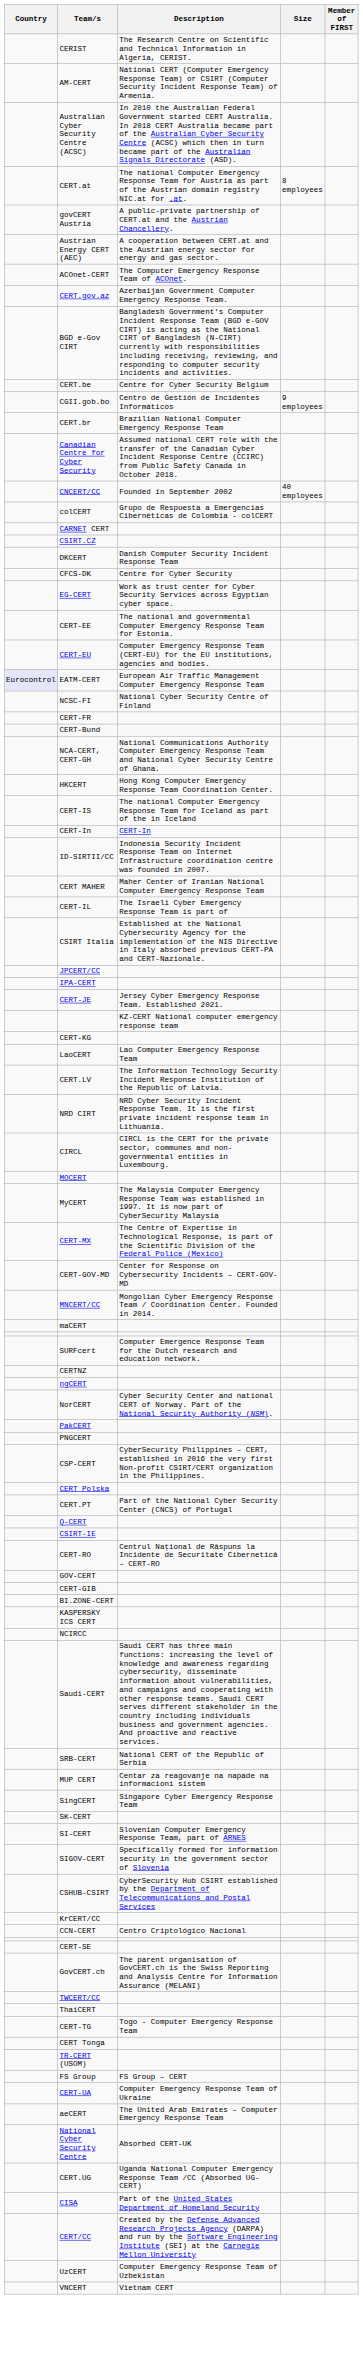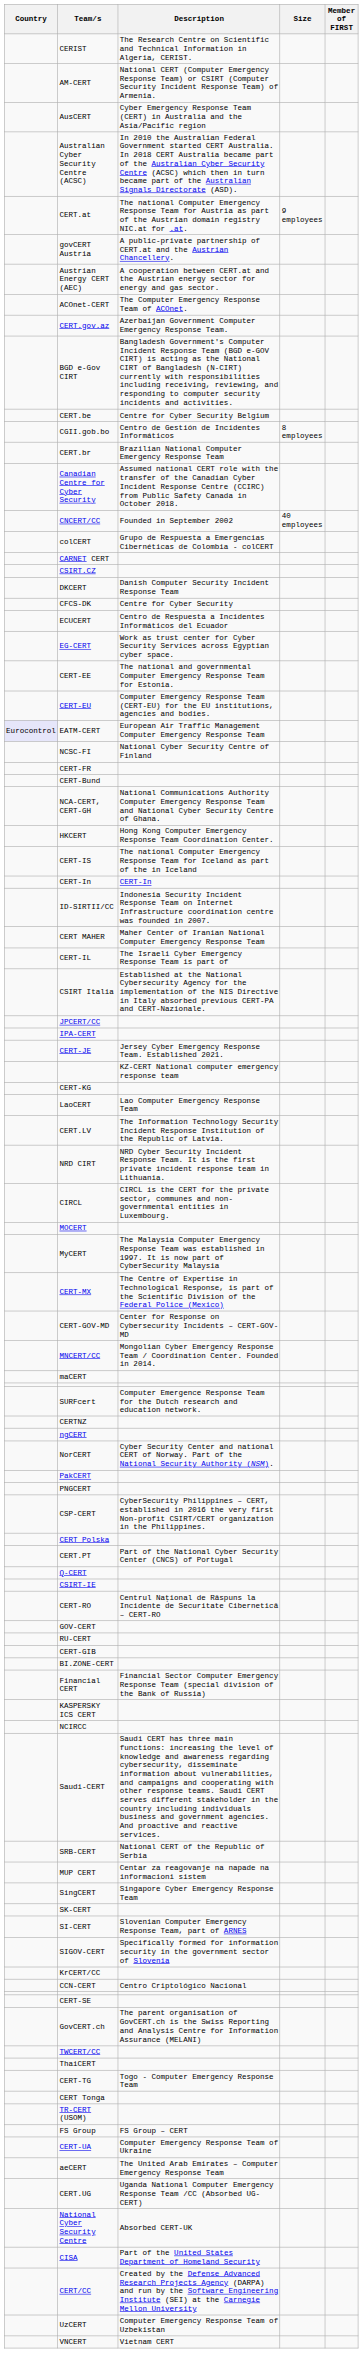+ row: (75, 117)
(302, 186) 8 employees -> (302, 215) 9 employees
(302, 402) 9 employees -> (302, 432) 8 employees
+ row: (75, 621)
+ row: (75, 1639)
+ row: (80, 1685)
- row: (84, 1893)
rows swapped: (75, 2178) <-> (78, 2144)
